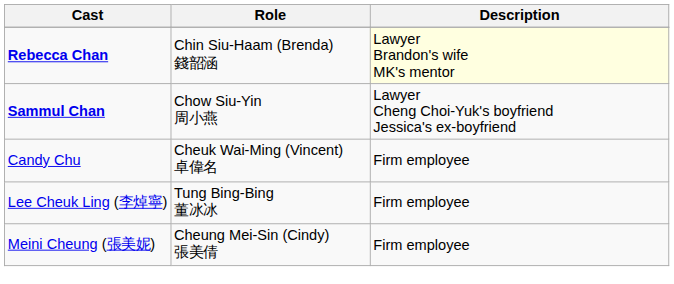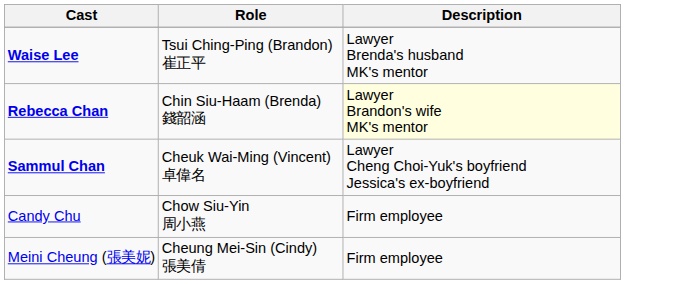+ row: (43, 55)
(218, 110) Chow Siu-Yin 周小燕 -> (246, 166) Cheuk Wai-Ming (Vincent) 卓偉名
(259, 159) Cheuk Wai-Ming (Vincent) 卓偉名 -> (206, 215) Chow Siu-Yin 周小燕
- row: (88, 202)
